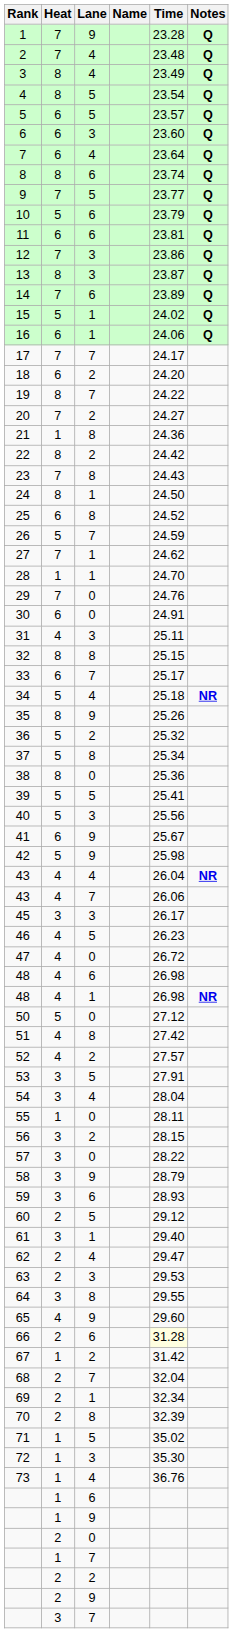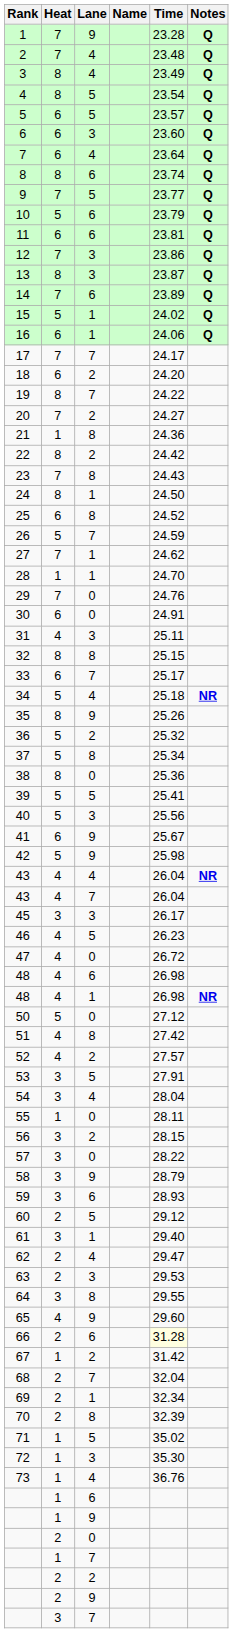(169, 896) 26.06 -> (169, 896) 26.04
